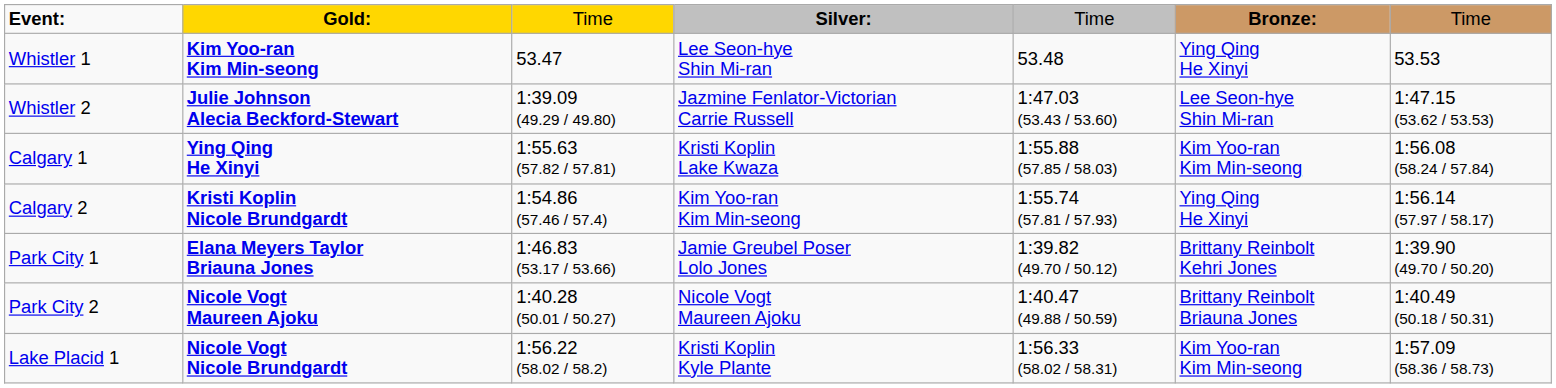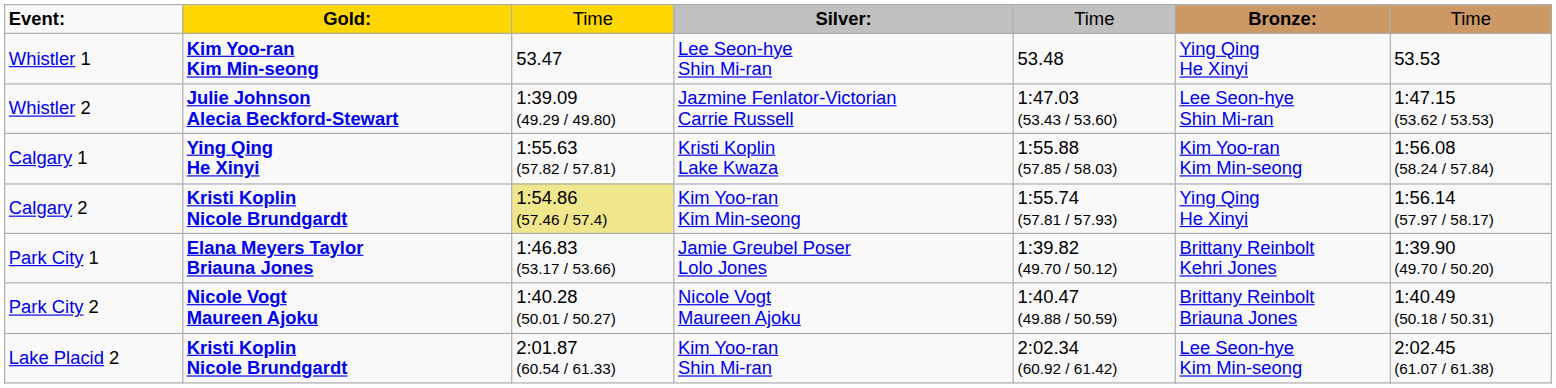(562, 208) no background -> (562, 208) khaki background
- row: (64, 357)
+ row: (64, 357)
